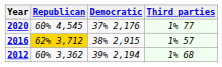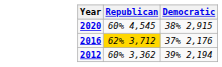- column: (181, 12)
(116, 26) 37% 2,176 -> (189, 26) 38% 2,915
(116, 41) 38% 2,915 -> (189, 41) 37% 2,176
